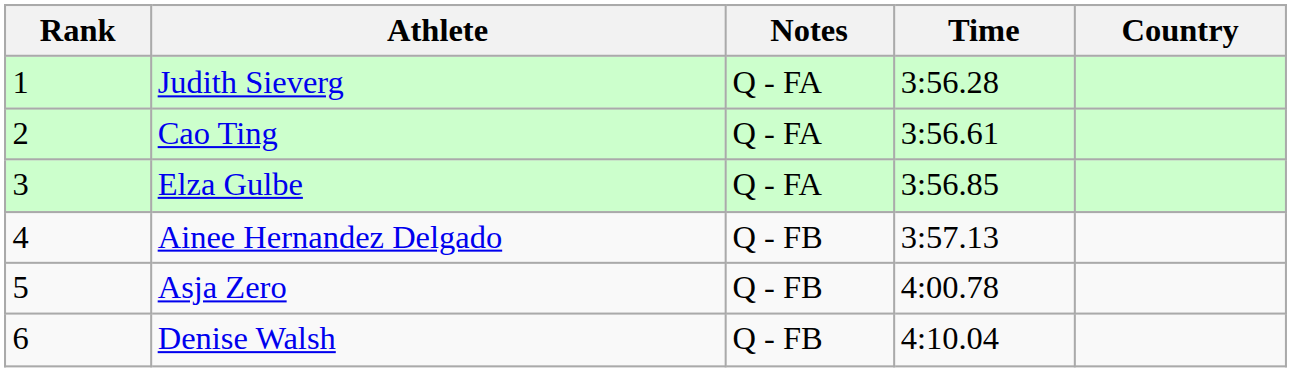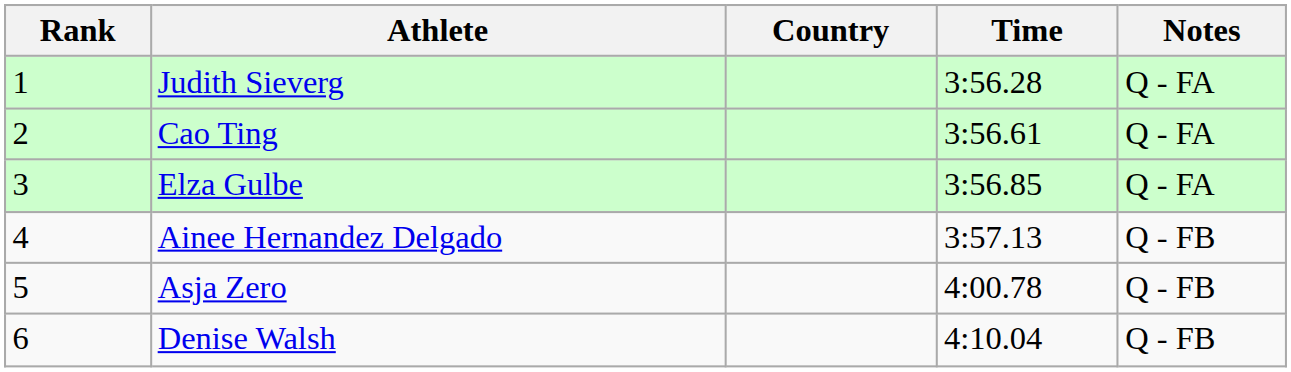columns swapped: (1180, 30) <-> (809, 30)
